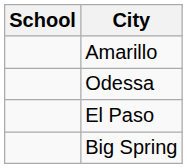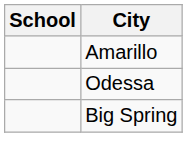- row: (120, 115)
